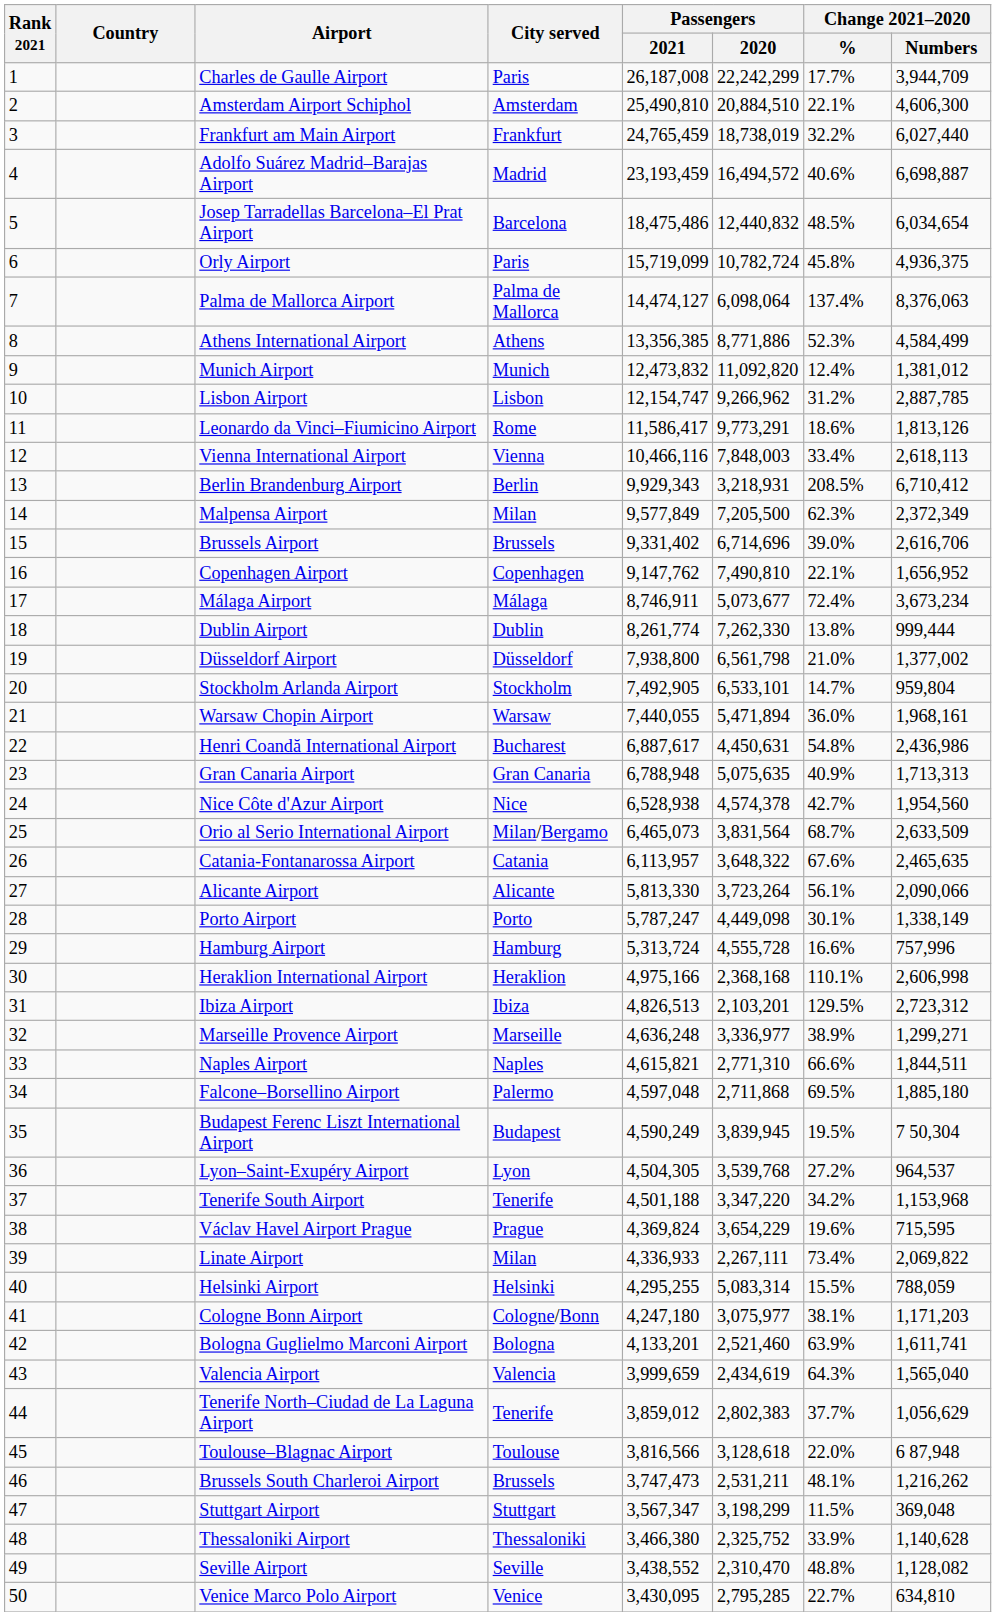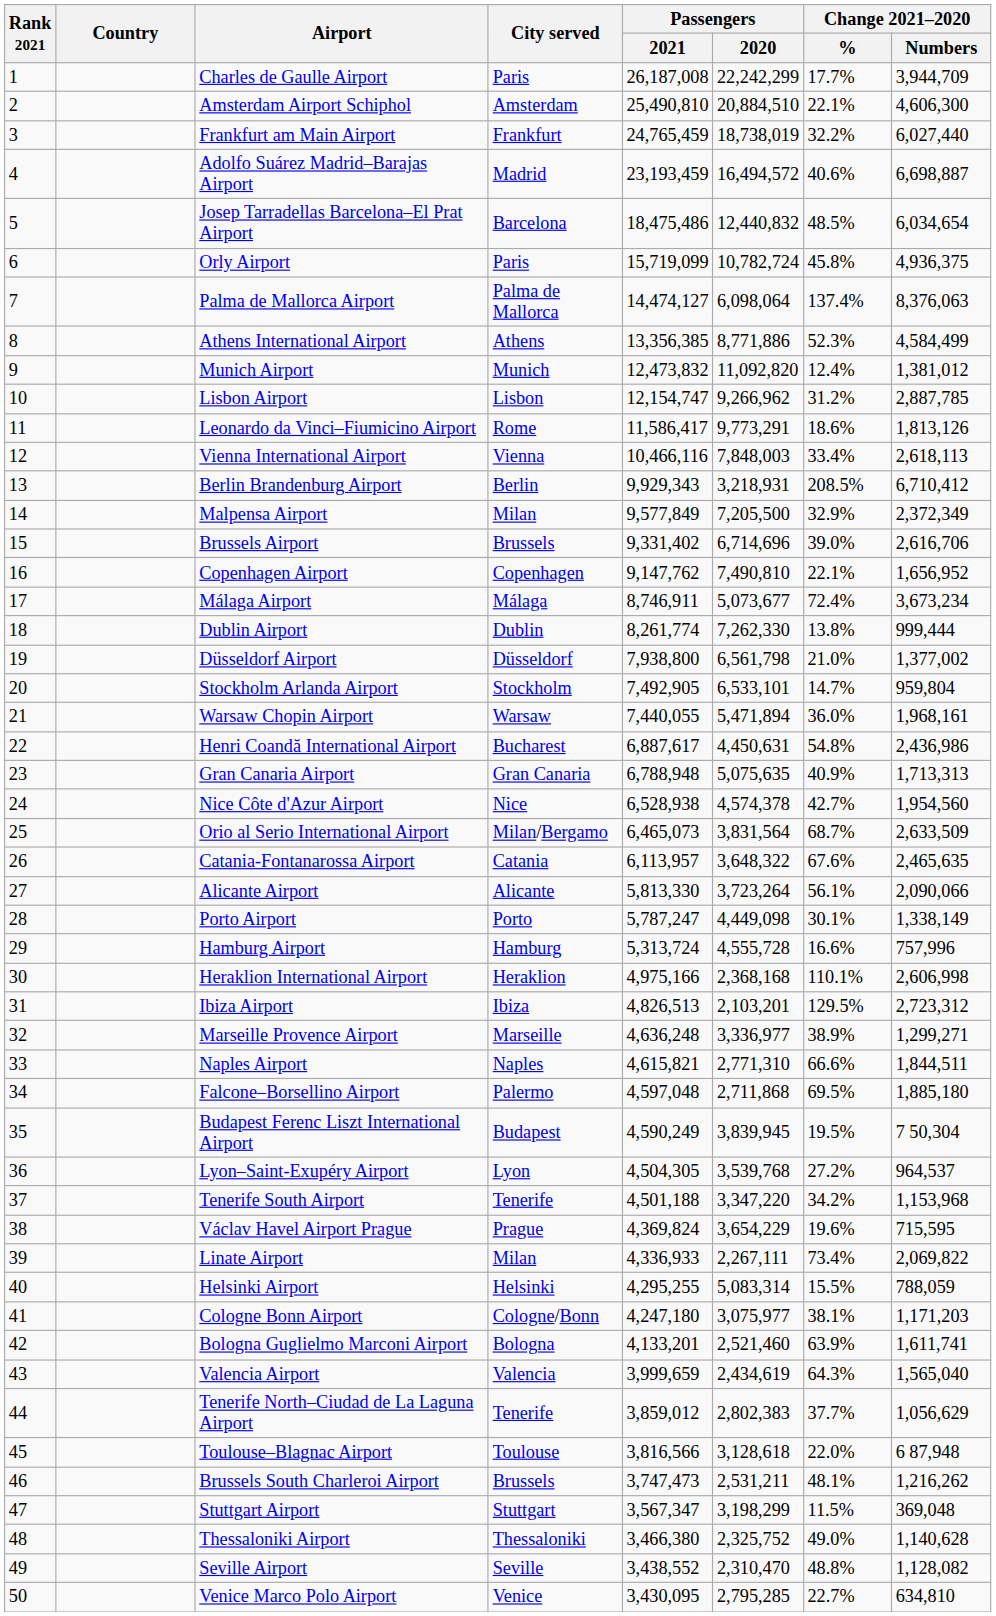(831, 514) 62.3% -> (831, 514) 32.9%
(831, 1539) 33.9% -> (831, 1539) 49.0%
